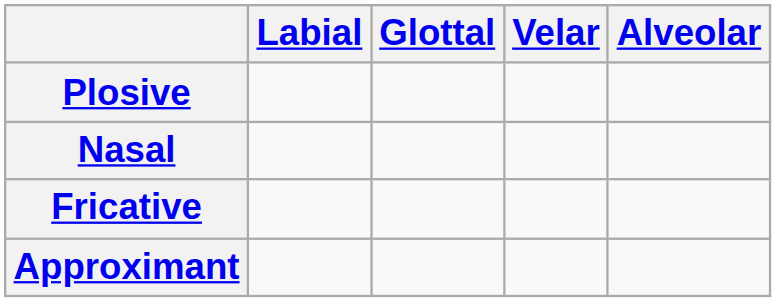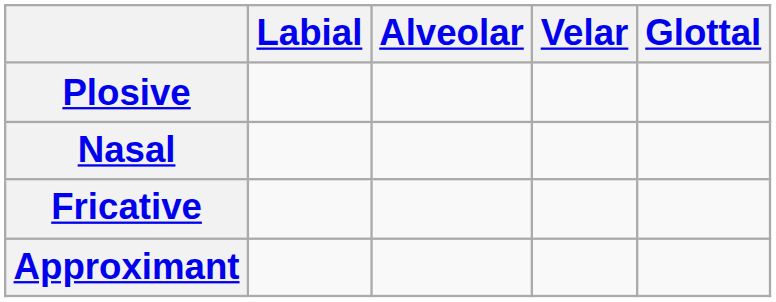columns swapped: (689, 33) <-> (437, 33)
